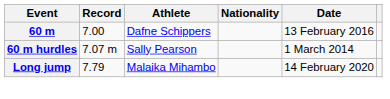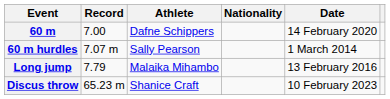(329, 31) 13 February 2016 -> (332, 31) 14 February 2020
(329, 67) 14 February 2020 -> (332, 67) 13 February 2016
+ row: (43, 85)
